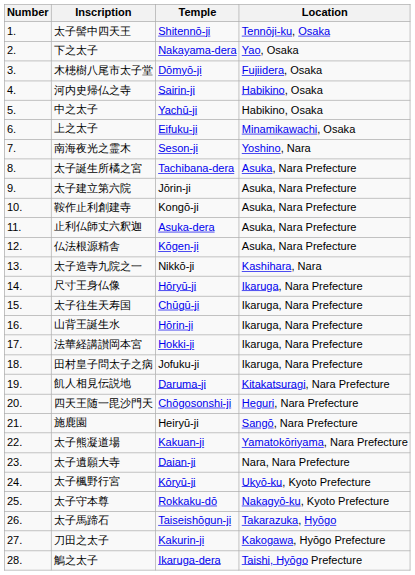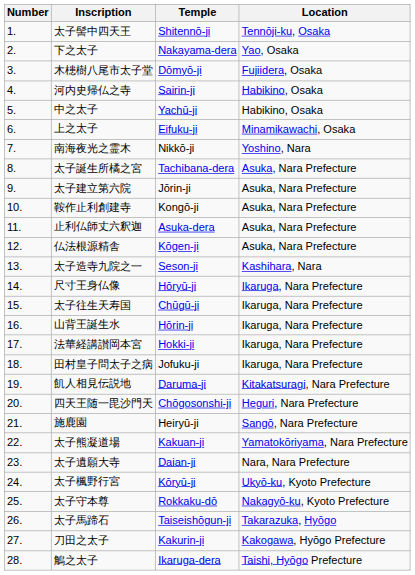(178, 149) Seson-ji -> (176, 149) Nikkō-ji
(176, 266) Nikkō-ji -> (178, 266) Seson-ji
